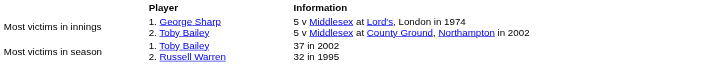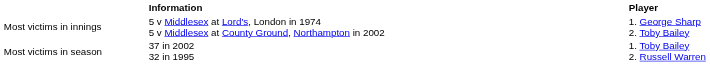columns swapped: (163, 8) <-> (320, 8)
